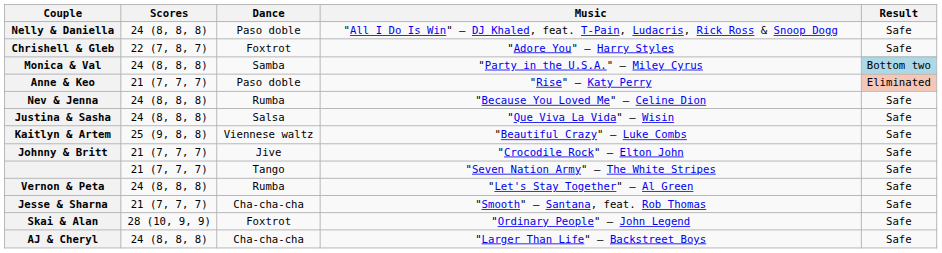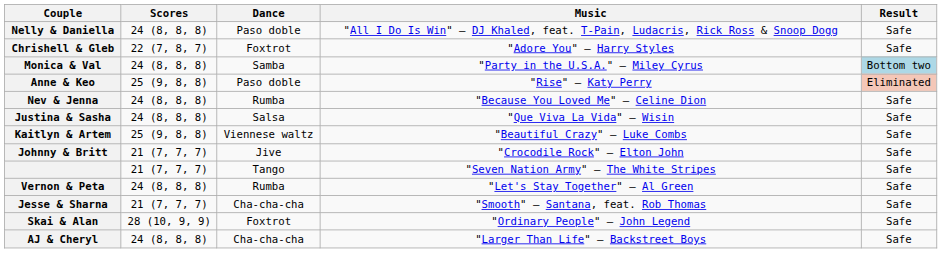(169, 83) 21 (7, 7, 7) -> (169, 83) 25 (9, 8, 8)
